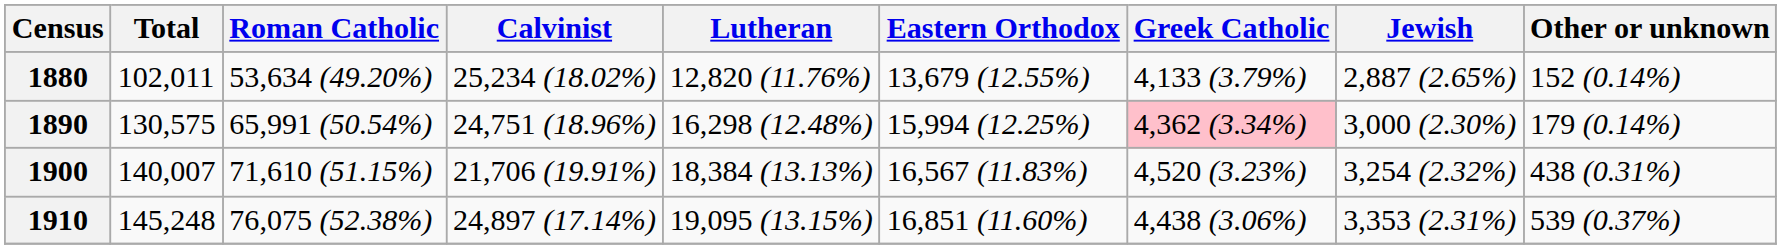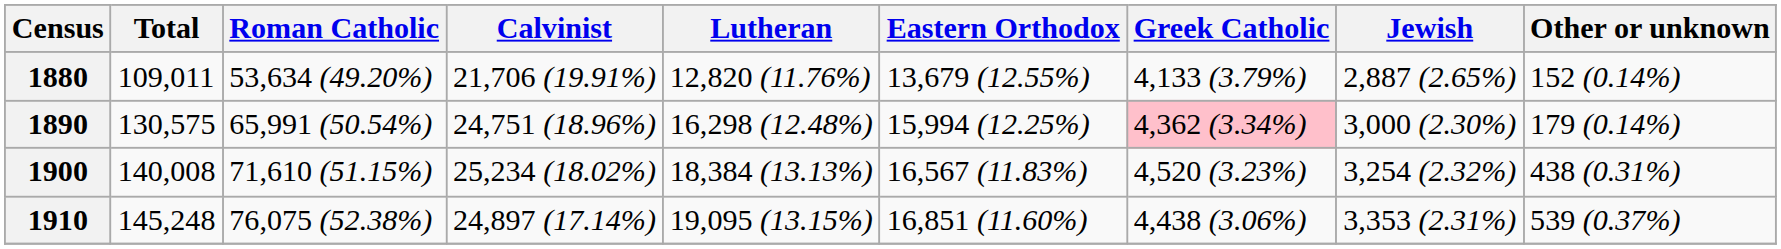(166, 76) 102,011 -> (166, 76) 109,011
(554, 76) 25,234 (18.02%) -> (554, 76) 21,706 (19.91%)
(167, 171) 140,007 -> (167, 171) 140,008
(554, 171) 21,706 (19.91%) -> (554, 171) 25,234 (18.02%)
